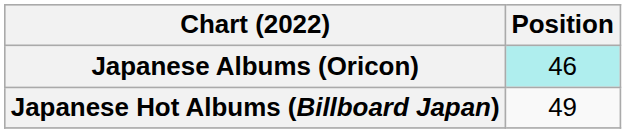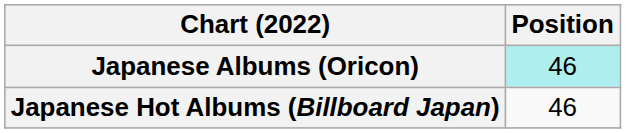(563, 107) 49 -> (563, 107) 46
